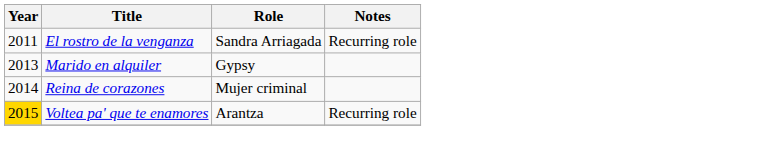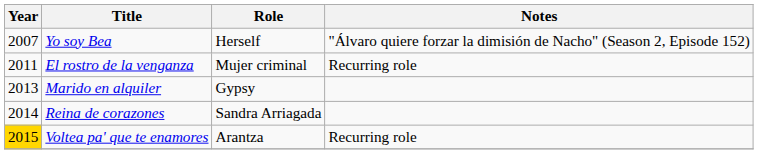+ row: (78, 40)
(268, 40) Sandra Arriagada -> (261, 64) Mujer criminal
(261, 88) Mujer criminal -> (268, 112) Sandra Arriagada
